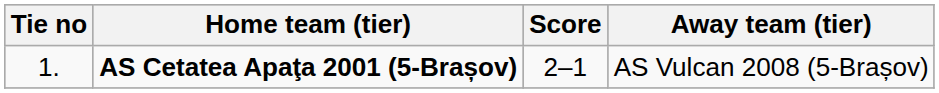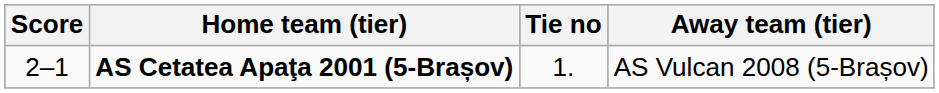columns swapped: (49, 25) <-> (565, 25)
